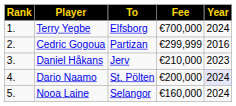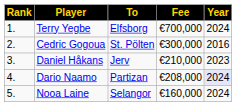(129, 45) Partizan -> (132, 45) St. Pölten
(181, 45) €299,999 -> (181, 45) €300,000
(132, 77) St. Pölten -> (129, 77) Partizan
(181, 77) €200,000 -> (181, 77) €208,000
